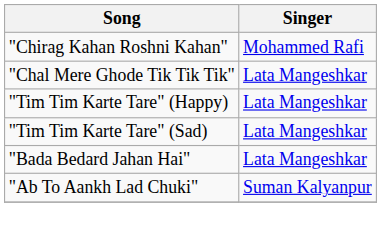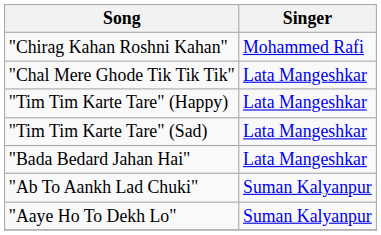+ row: (93, 215)
